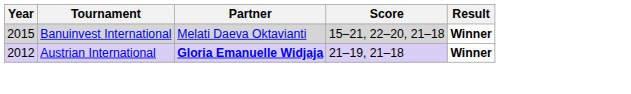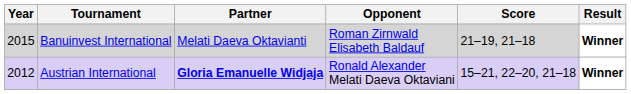+ column: (392, 14)
(387, 34) 15–21, 22–20, 21–18 -> (498, 41) 21–19, 21–18
(366, 53) 21–19, 21–18 -> (518, 74) 15–21, 22–20, 21–18
